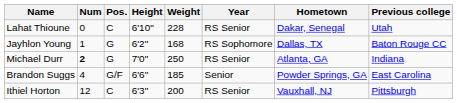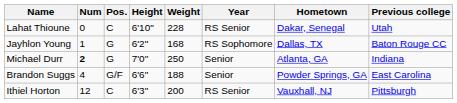(227, 59) RS Senior -> (219, 59) Senior
(175, 75) 185 -> (175, 75) 188
